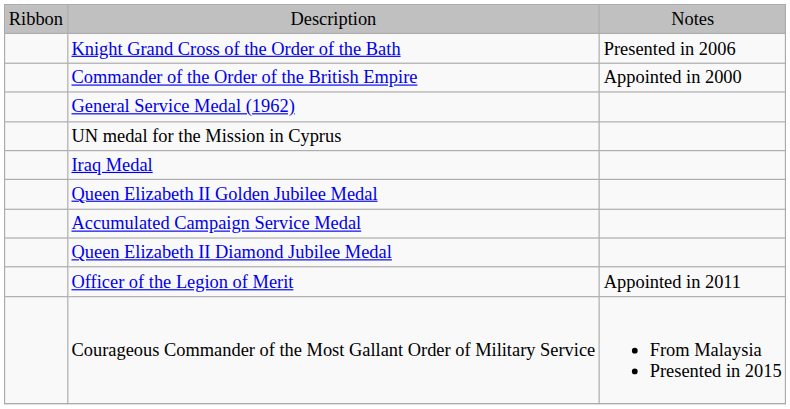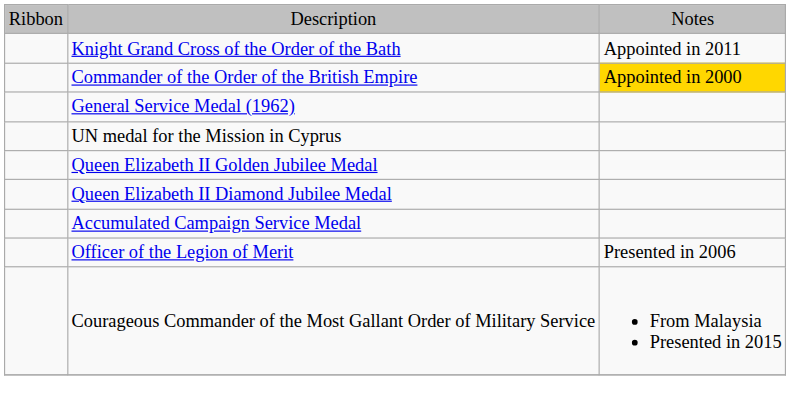(670, 48) Presented in 2006 -> (672, 48) Appointed in 2011
(673, 77) no background -> (673, 77) gold background
- row: (112, 164)
rows swapped: (232, 252) <-> (216, 223)
(672, 281) Appointed in 2011 -> (670, 252) Presented in 2006
